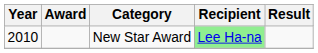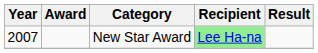(23, 37) 2010 -> (23, 37) 2007
